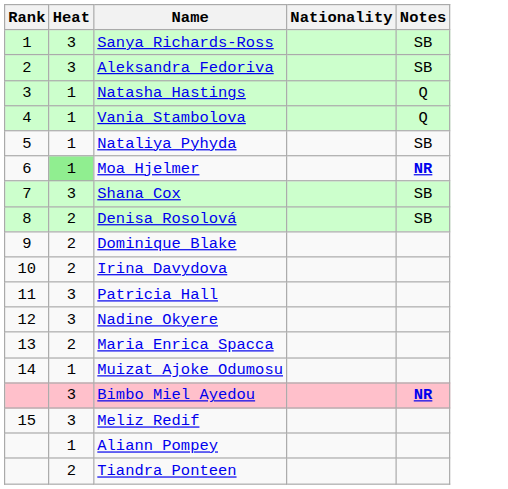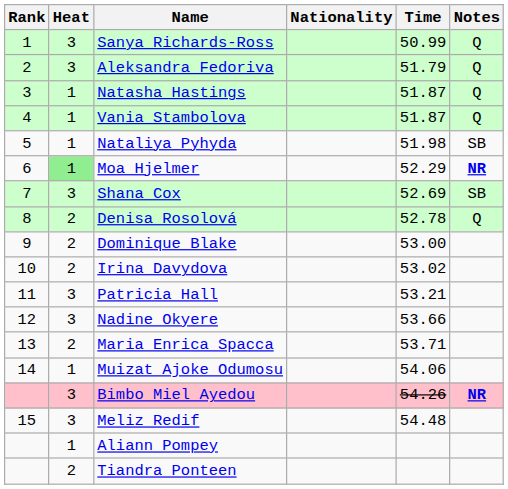+ column: (423, 17)
(423, 42) SB -> (477, 42) Q
(423, 68) SB -> (477, 68) Q
(423, 219) SB -> (477, 219) Q
